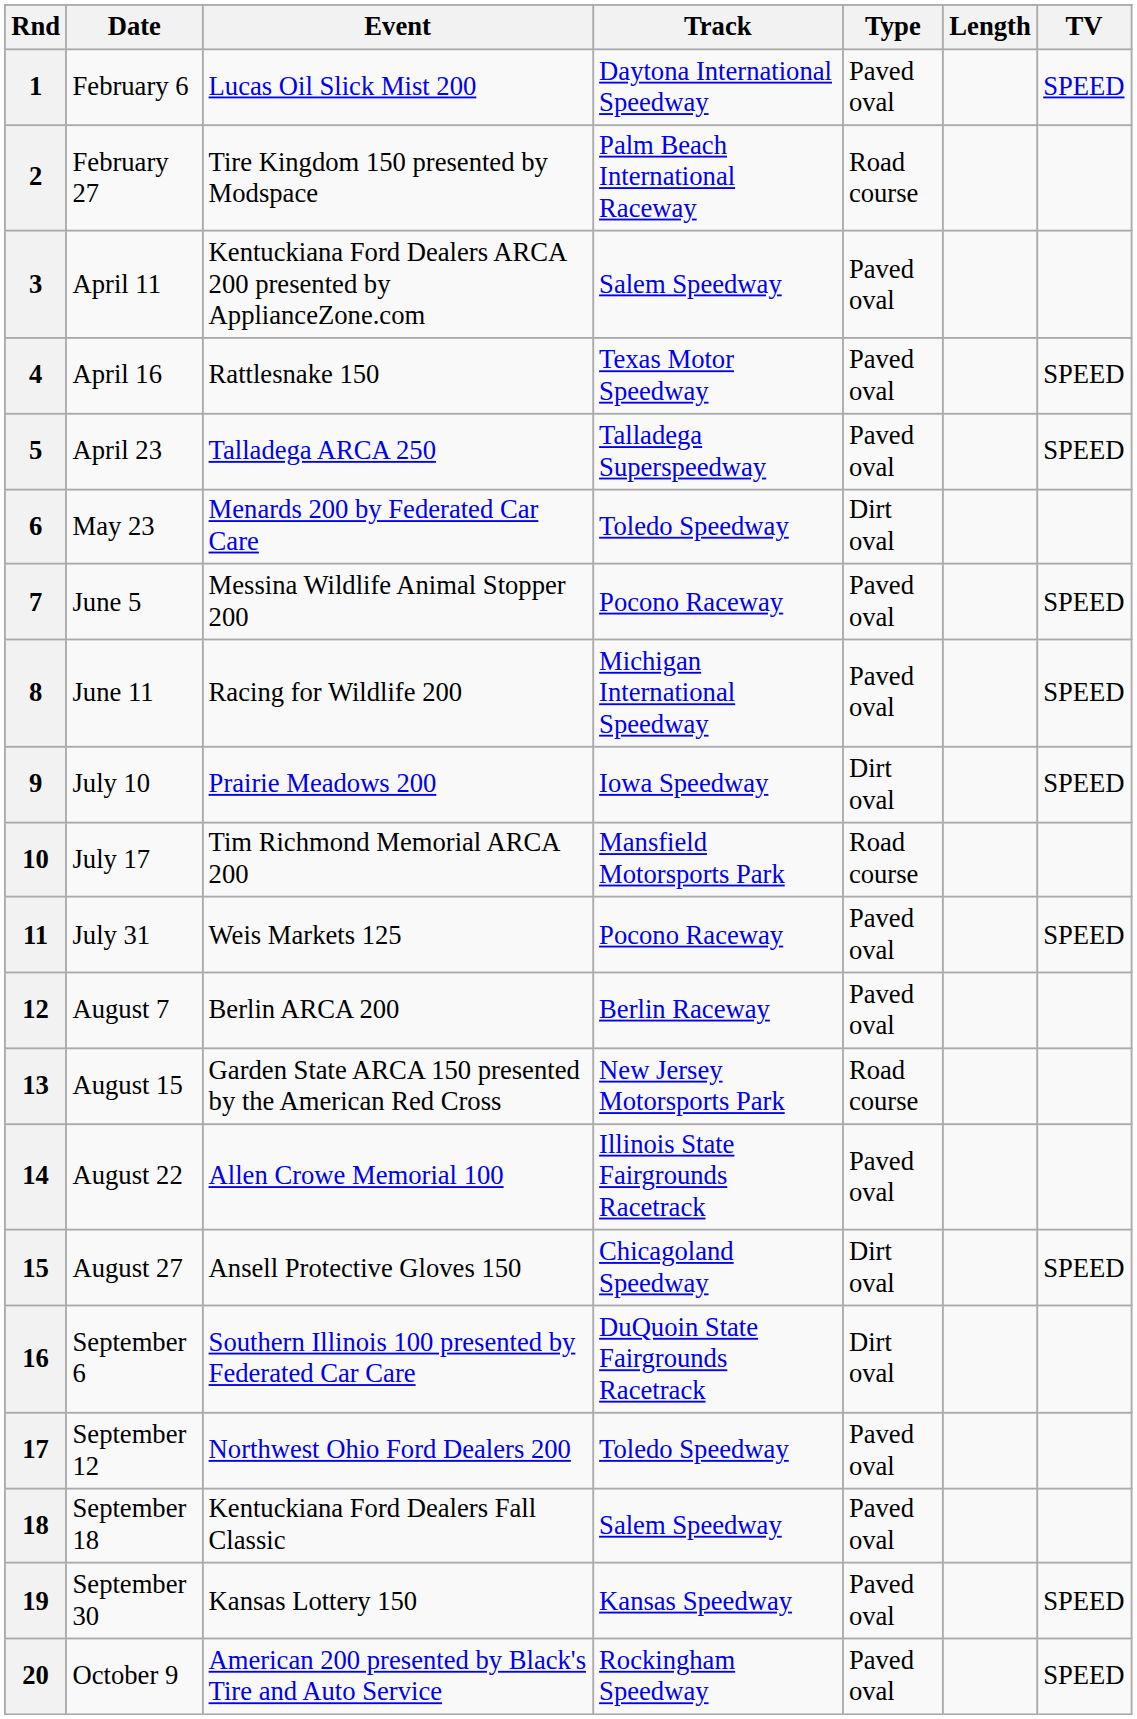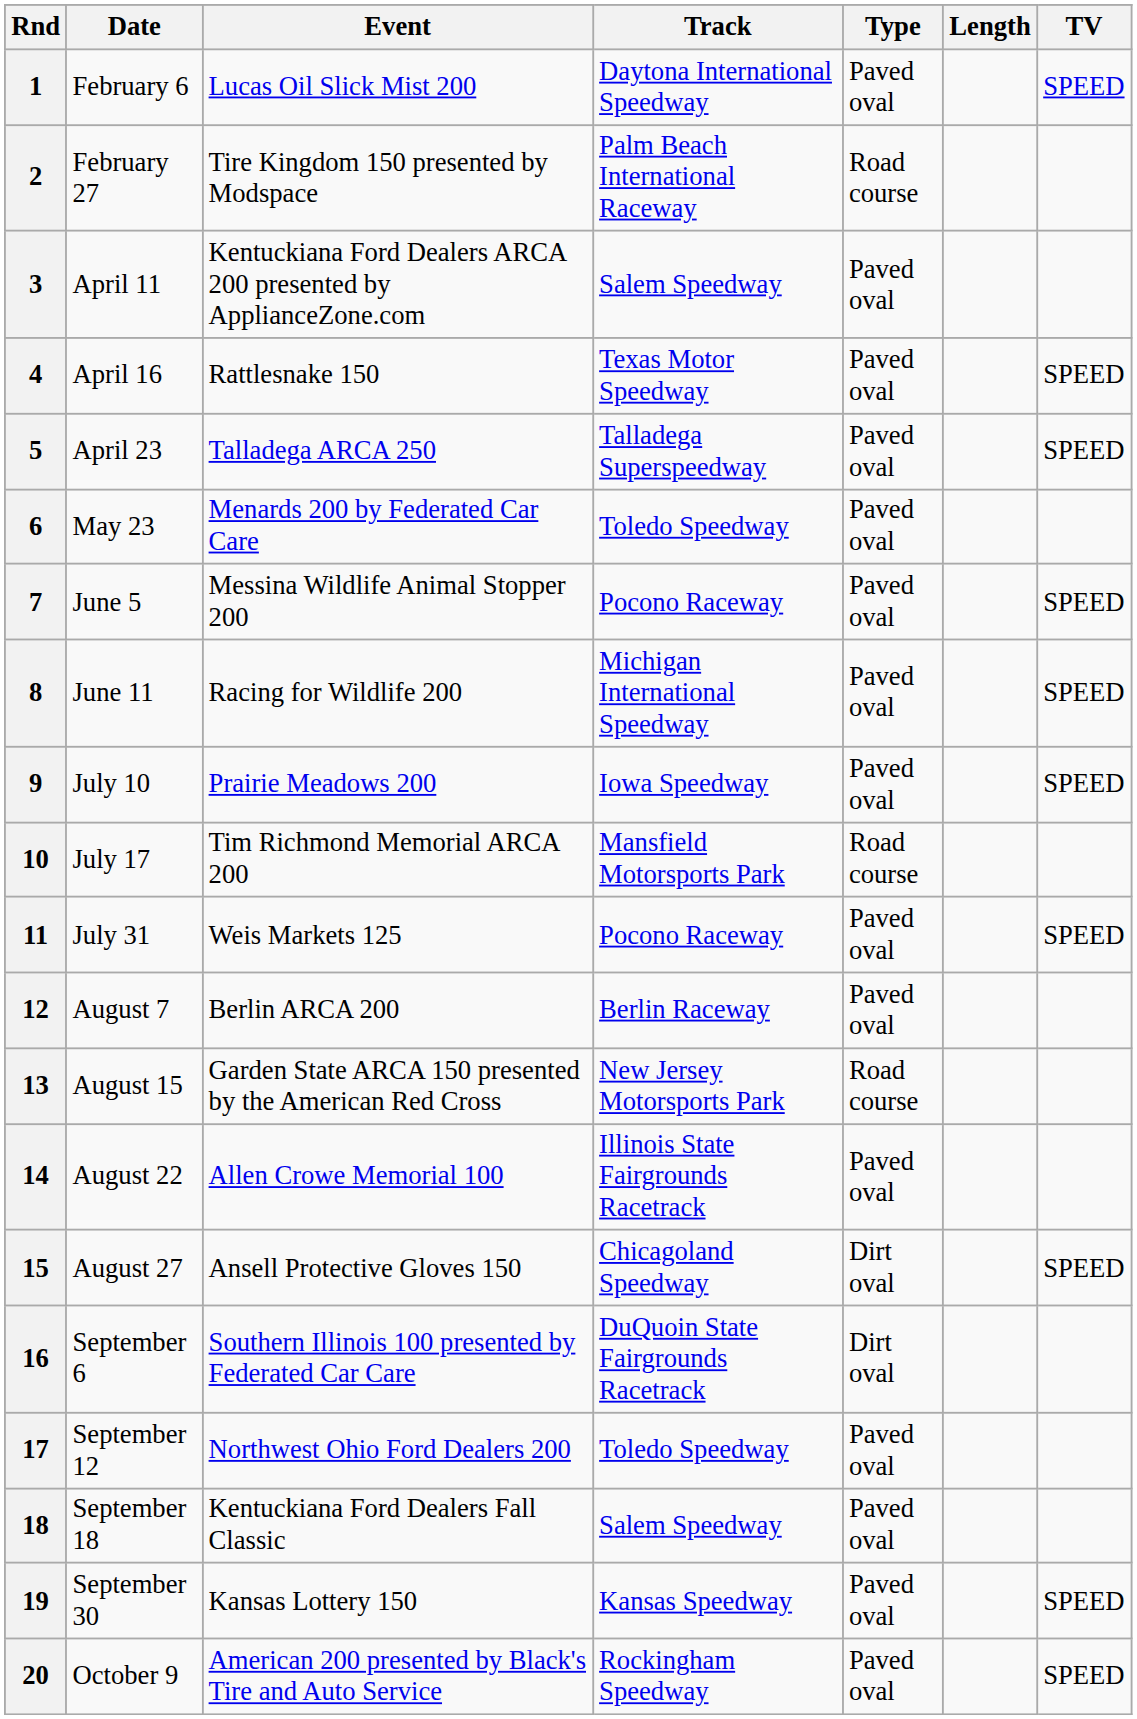(872, 526) Dirt oval -> (881, 526) Paved oval
(872, 783) Dirt oval -> (881, 783) Paved oval
